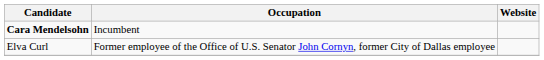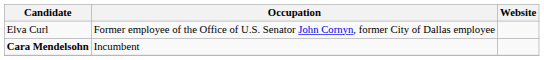rows swapped: (27, 47) <-> (48, 30)
